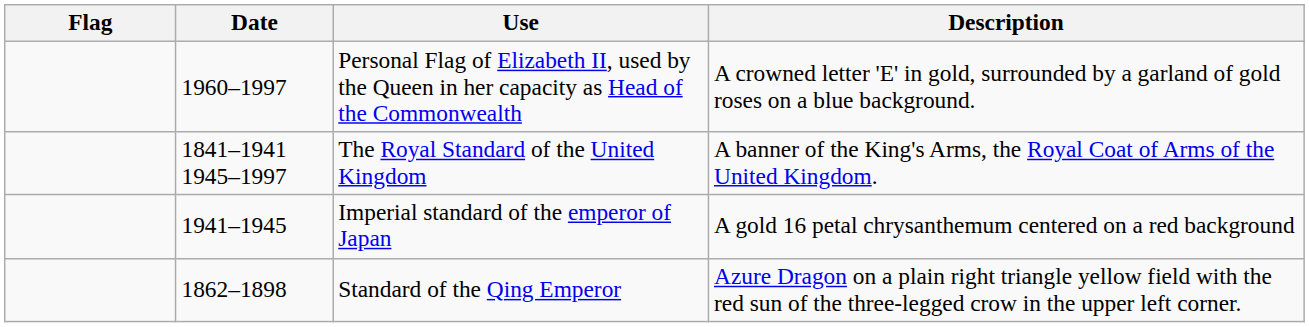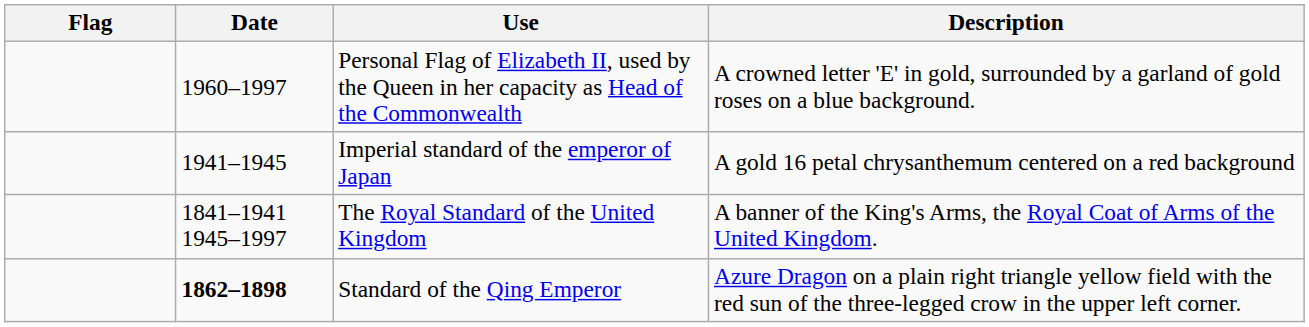rows swapped: (505, 226) <-> (496, 162)
(234, 289) normal -> (234, 289) bold
